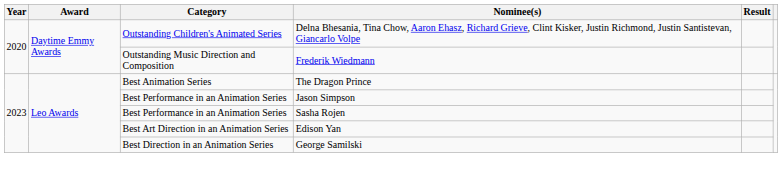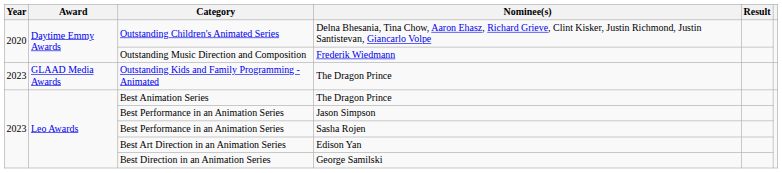+ row: (210, 76)
